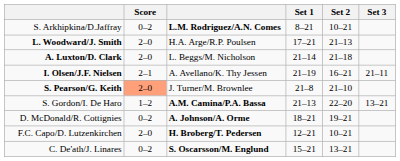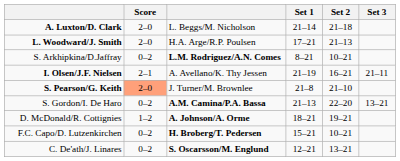rows swapped: (78, 27) <-> (83, 58)
(145, 103) 1–2 -> (145, 103) 0–2
(145, 118) 0–2 -> (145, 118) 1–2
(145, 134) 2–0 -> (145, 134) 0–2
(304, 134) 12–21 -> (304, 134) 15–21
(304, 149) 15–21 -> (304, 149) 12–21
